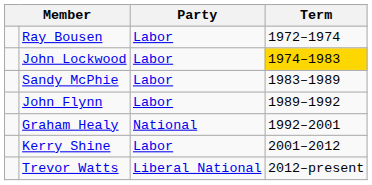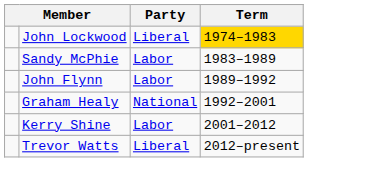- row: (62, 37)
(153, 59) Labor -> (161, 37) Liberal
(197, 168) Liberal National -> (161, 146) Liberal
